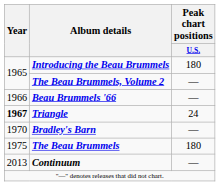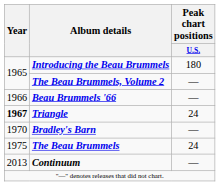(193, 146) 180 -> (193, 146) 24
